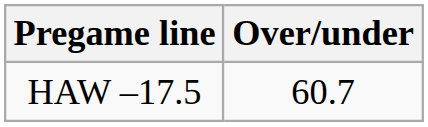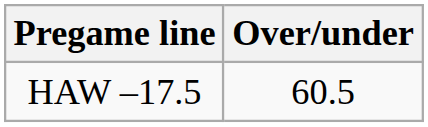(323, 90) 60.7 -> (323, 90) 60.5
